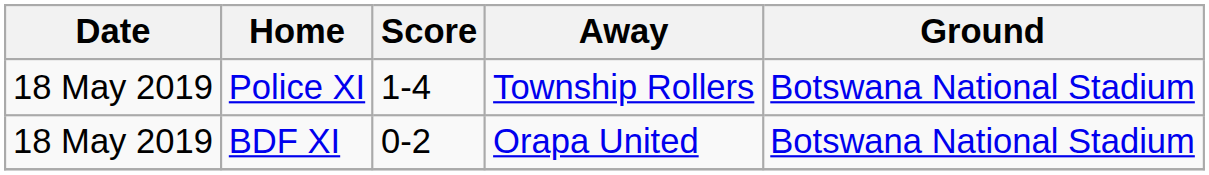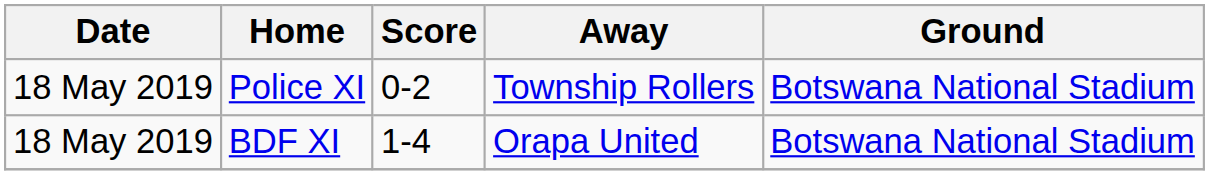(406, 86) 1-4 -> (406, 86) 0-2
(406, 141) 0-2 -> (406, 141) 1-4
